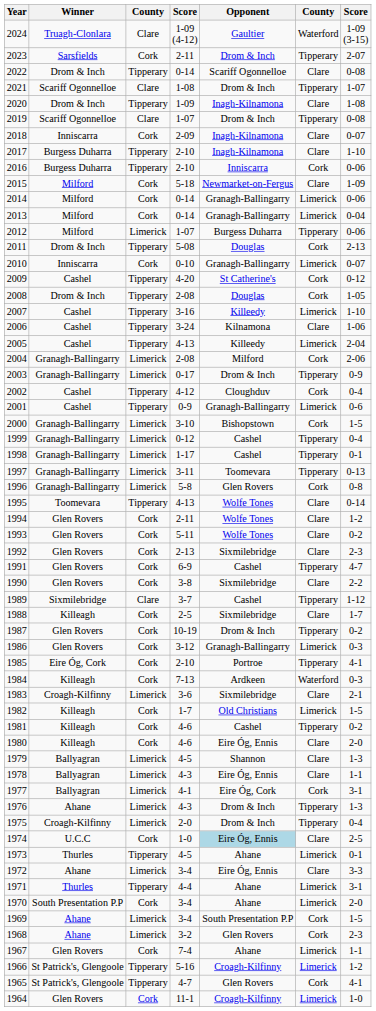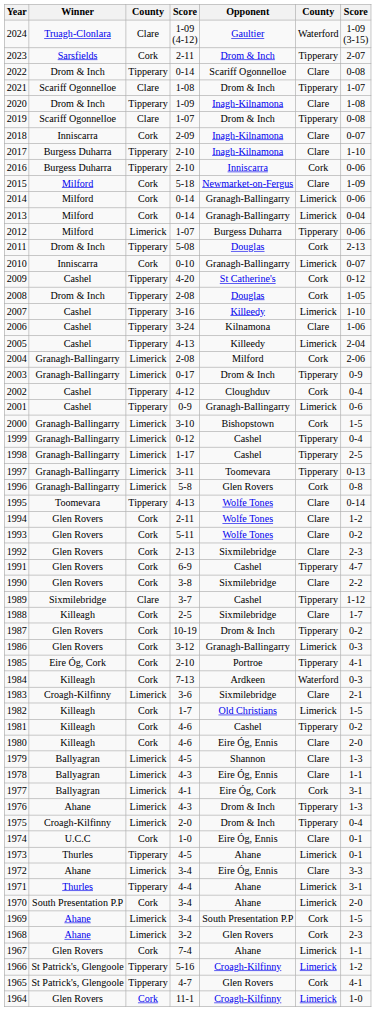(356, 455) 0-1 -> (356, 455) 2-5
(248, 839) lightblue background -> (248, 839) no background
(356, 839) 2-5 -> (356, 839) 0-1
